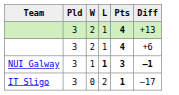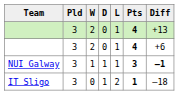+ column: (105, 13)
(105, 64) bold -> (117, 64) normal
(148, 82) –17 -> (160, 82) –18
